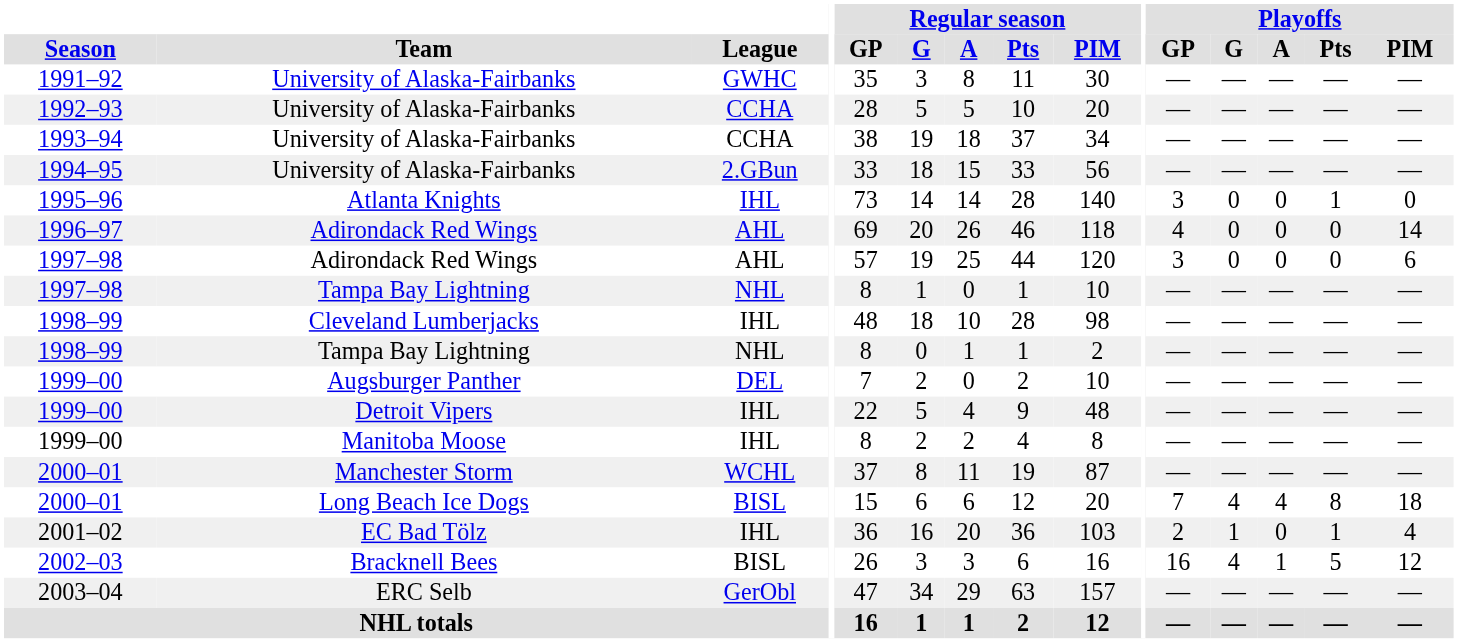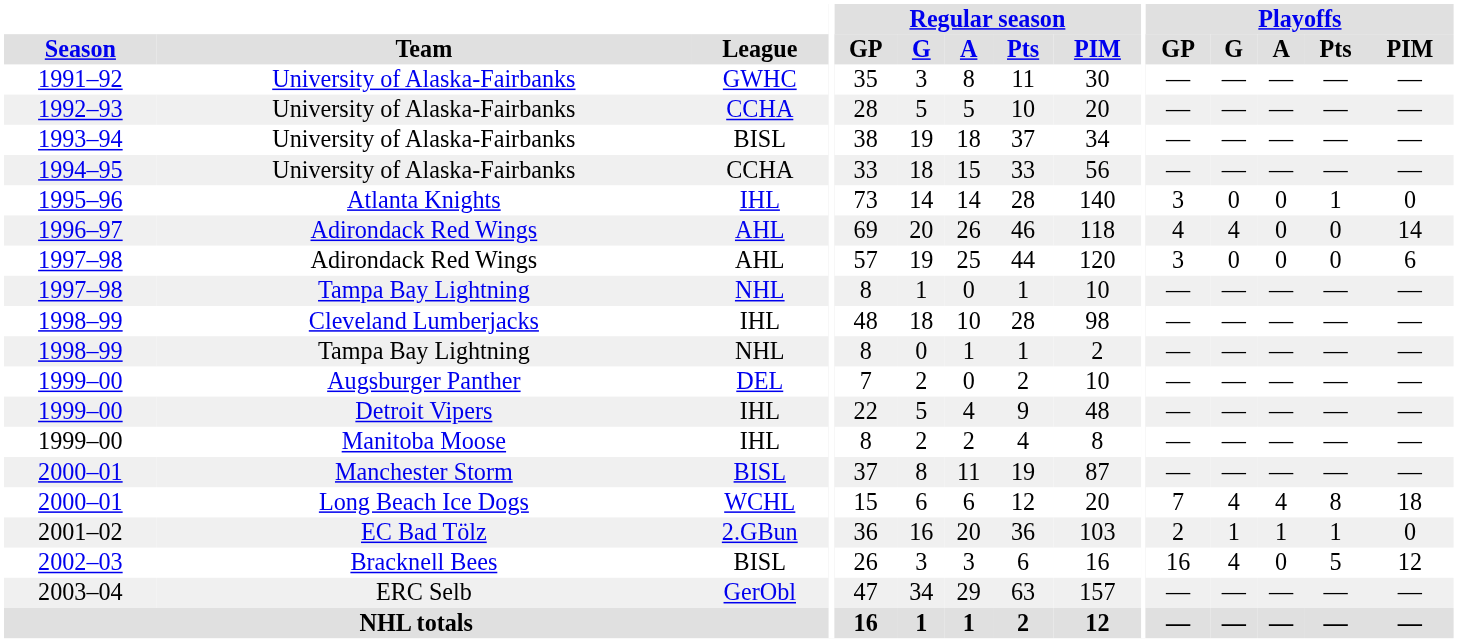(760, 139) CCHA -> (760, 139) BISL
(760, 169) 2.GBun -> (760, 169) CCHA
(1234, 230) 0 -> (1234, 230) 4
(760, 471) WCHL -> (760, 471) BISL
(760, 502) BISL -> (760, 502) WCHL
(760, 532) IHL -> (760, 532) 2.GBun
(1281, 532) 0 -> (1281, 532) 1
(1410, 532) 4 -> (1410, 532) 0
(1281, 562) 1 -> (1281, 562) 0
